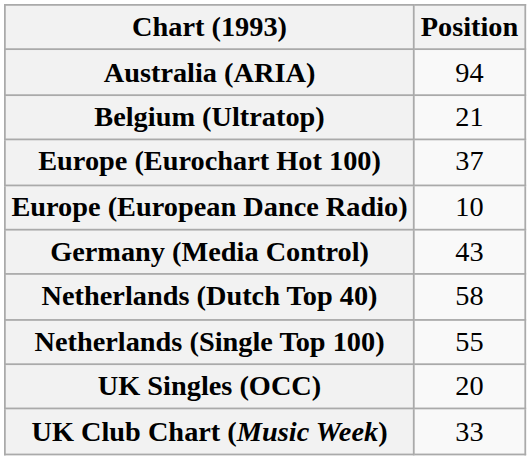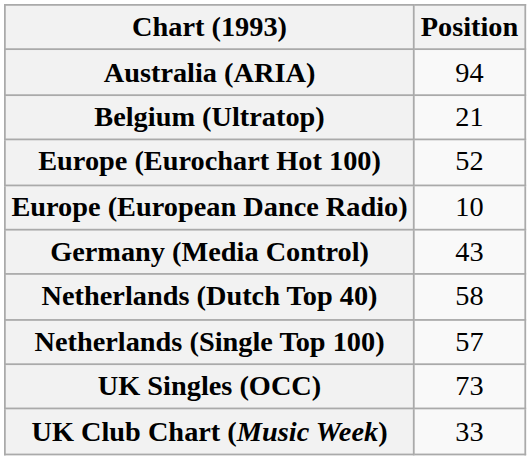(470, 161) 37 -> (470, 161) 52
(470, 341) 55 -> (470, 341) 57
(470, 386) 20 -> (470, 386) 73
